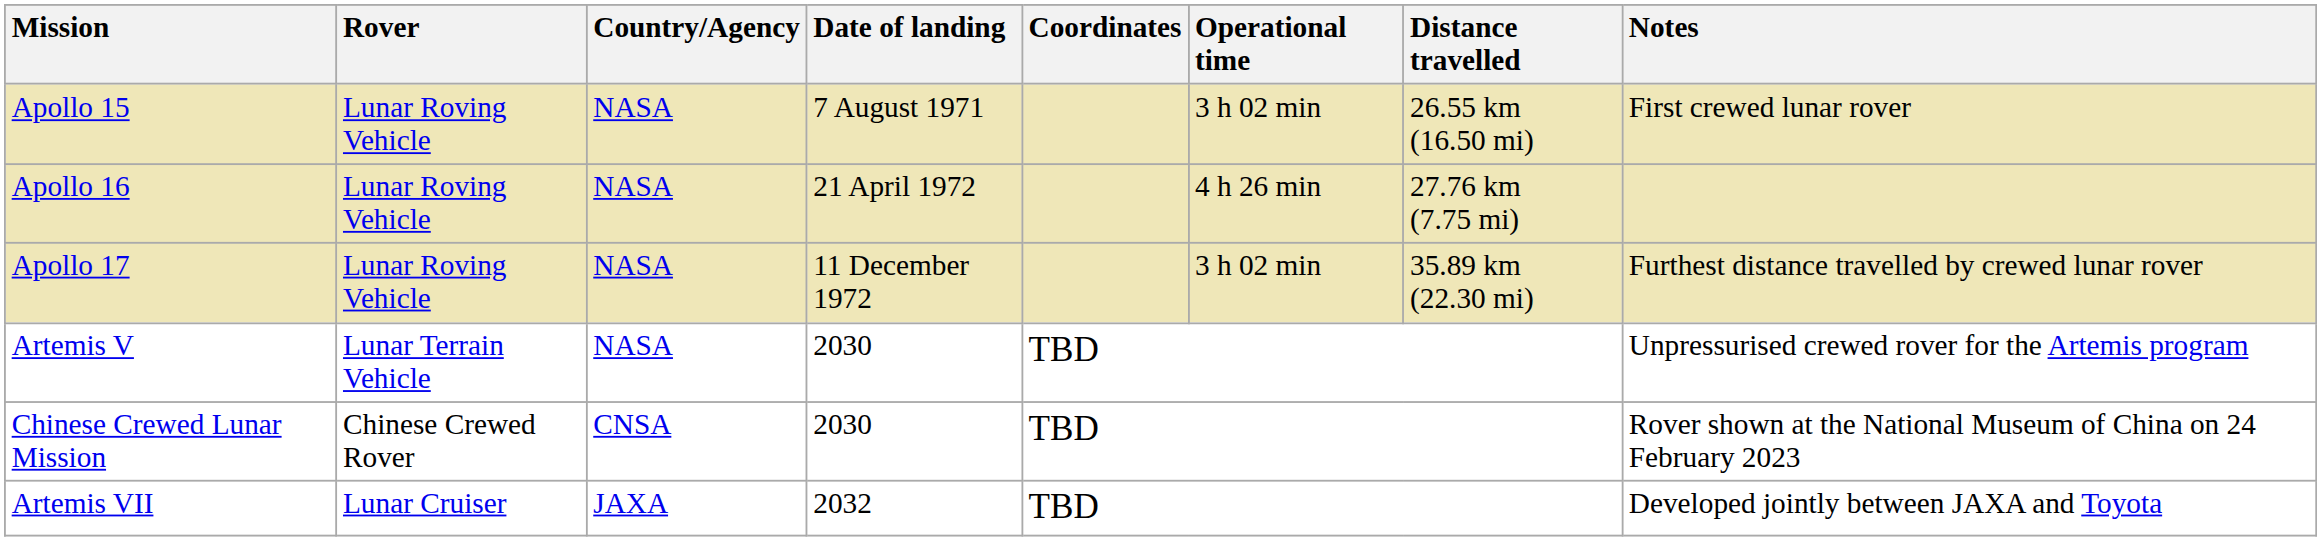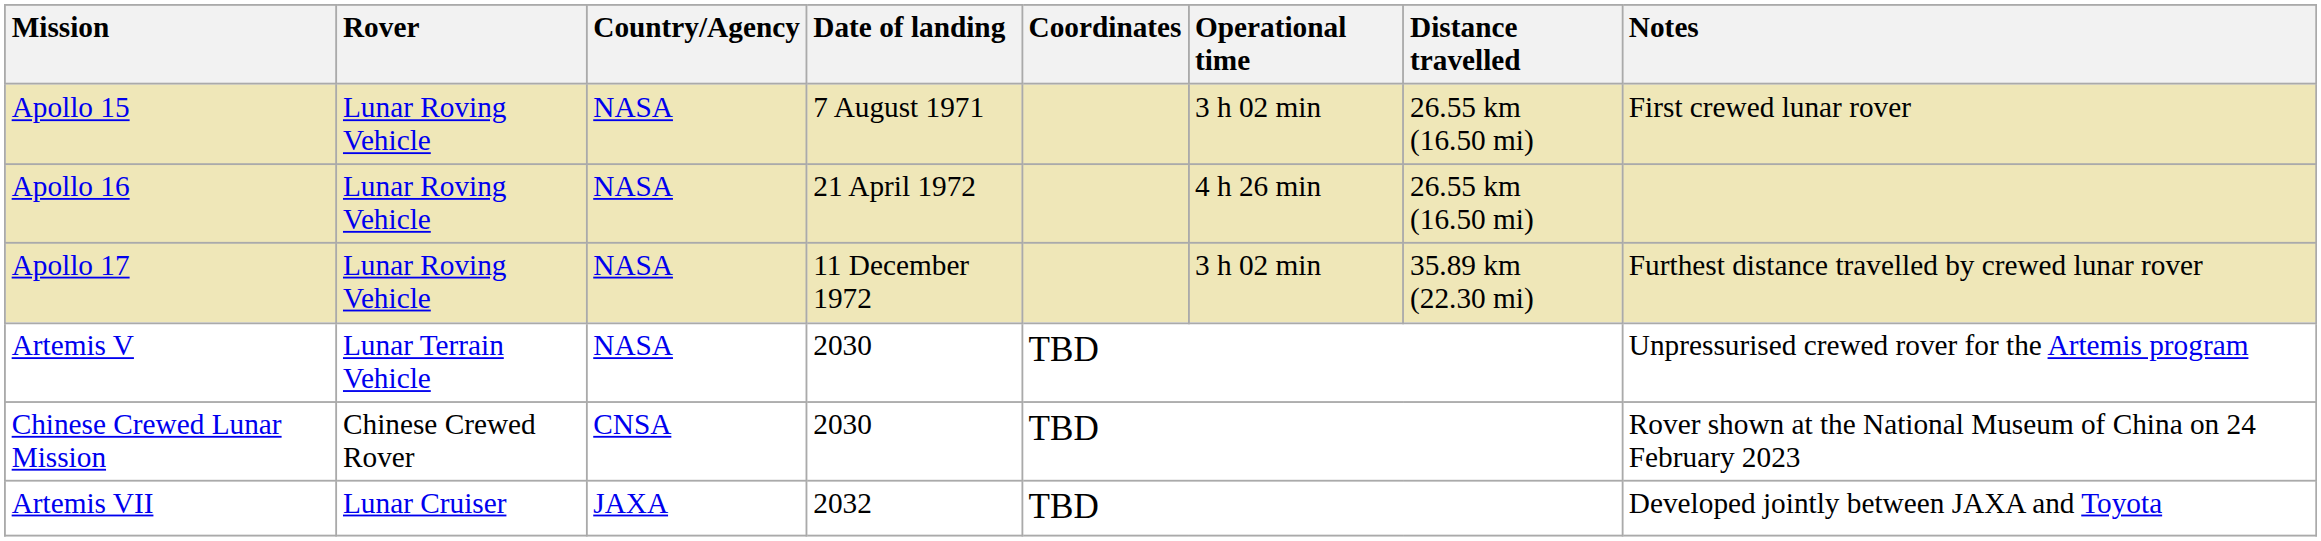(1465, 202) 27.76 km (7.75 mi) -> (1472, 202) 26.55 km (16.50 mi)
